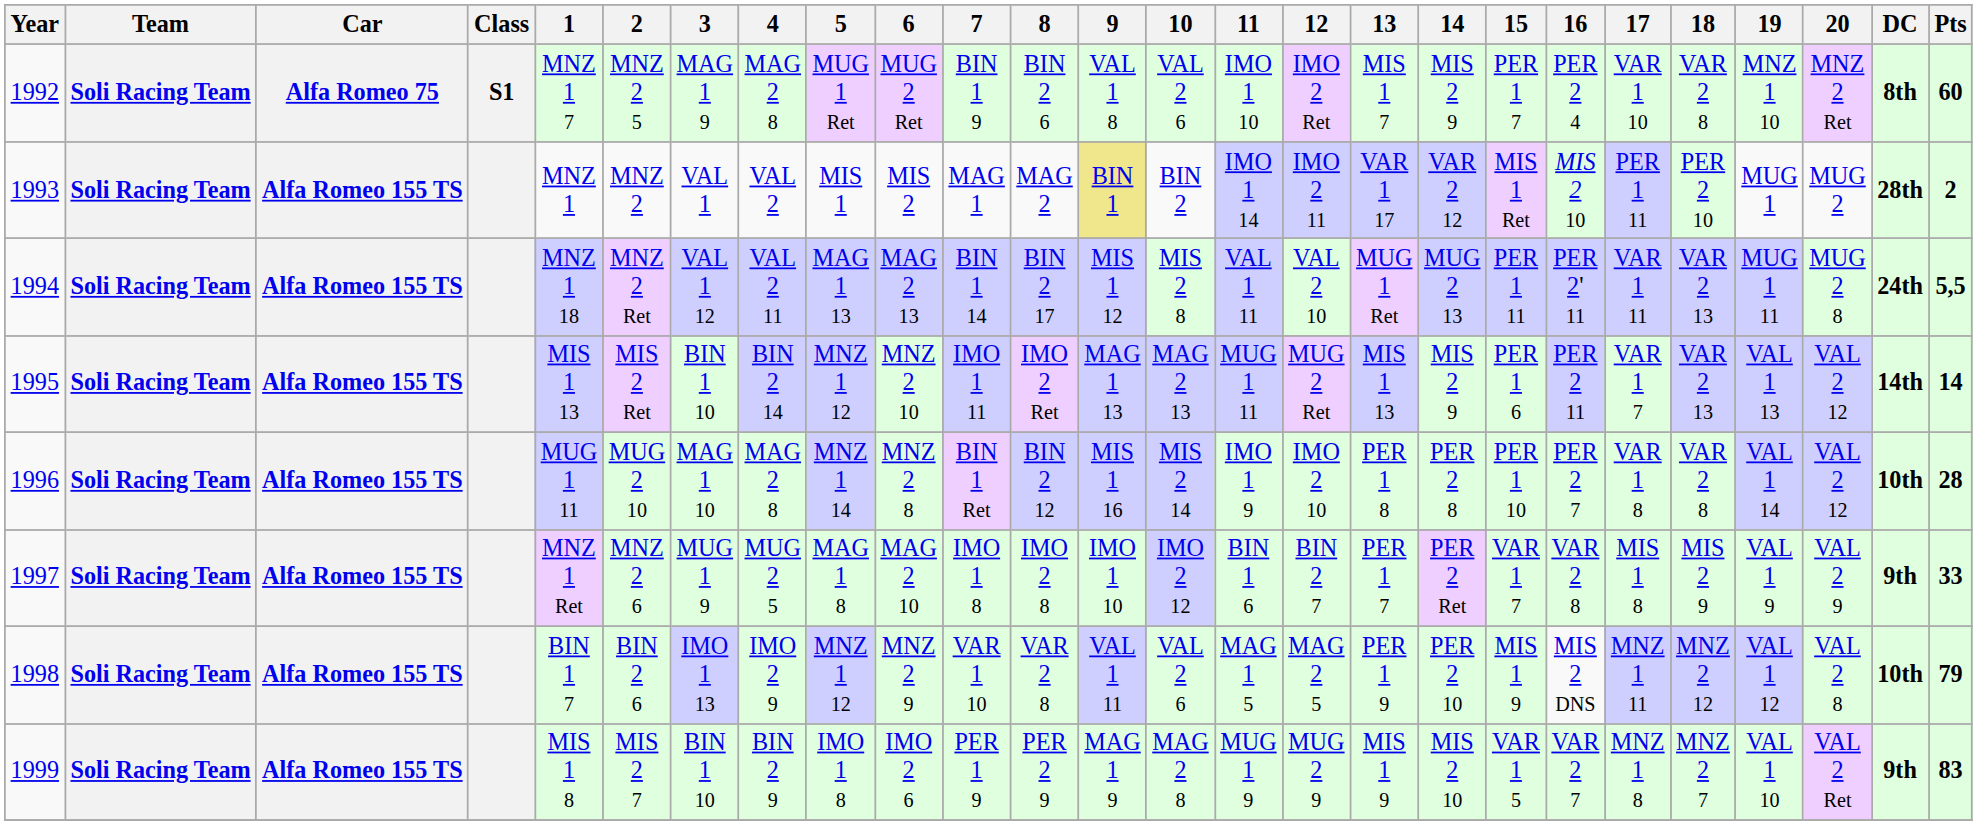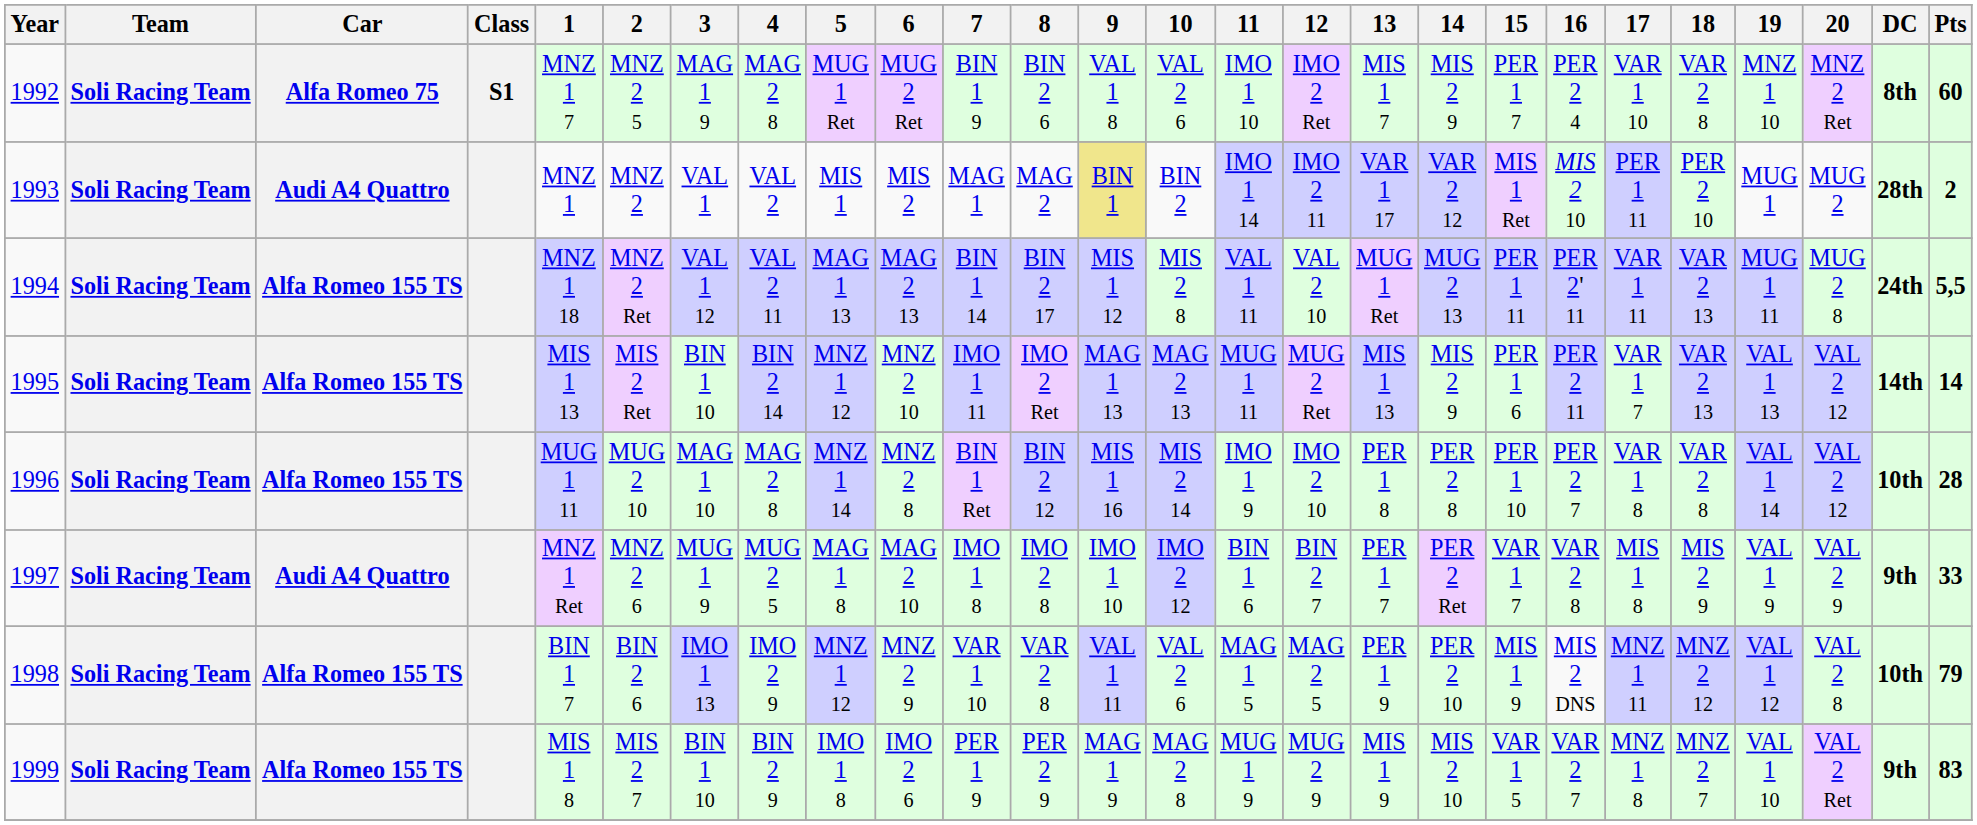(362, 189) Alfa Romeo 155 TS -> (362, 189) Audi A4 Quattro
(362, 576) Alfa Romeo 155 TS -> (362, 576) Audi A4 Quattro
